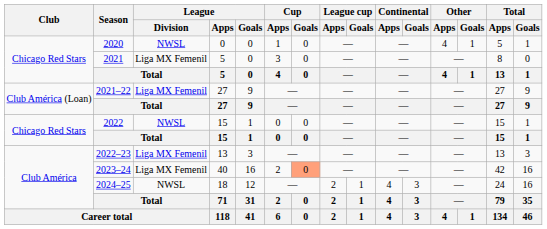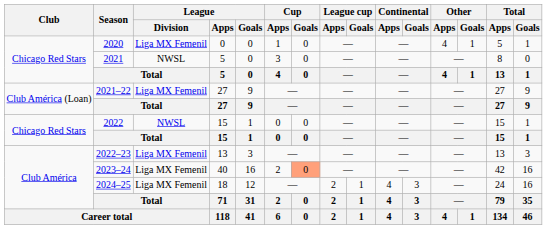(171, 43) NWSL -> (171, 43) Liga MX Femenil
(171, 59) Liga MX Femenil -> (171, 59) NWSL
(171, 185) NWSL -> (171, 185) Liga MX Femenil
